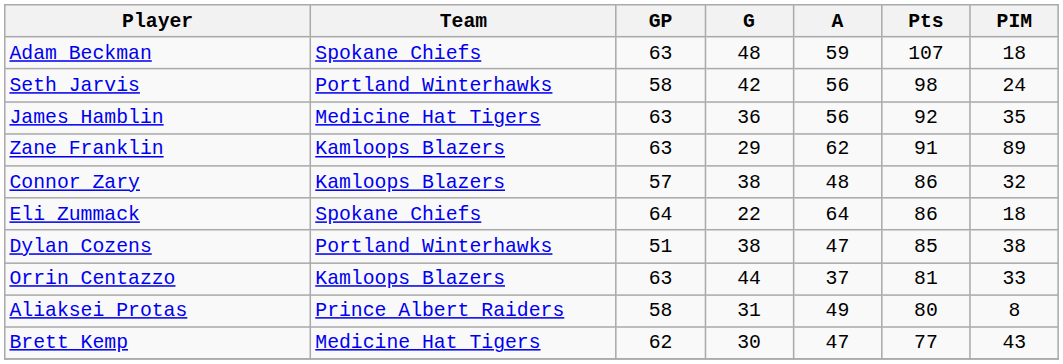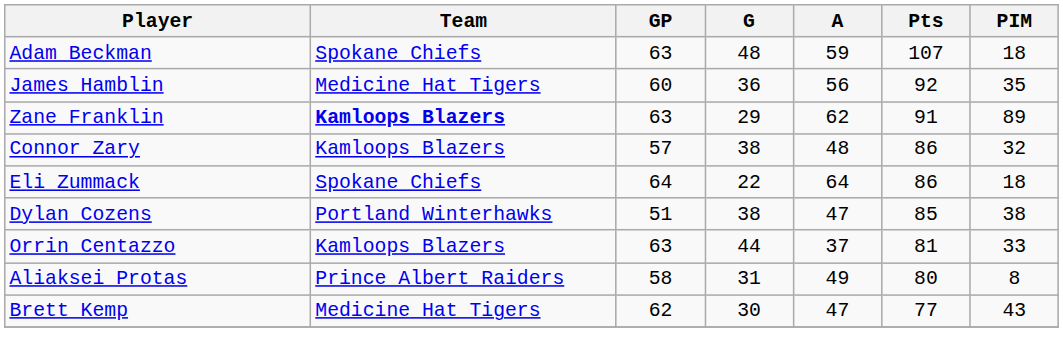- row: (75, 85)
(661, 117) 63 -> (661, 85) 60
(410, 150) normal -> (410, 117) bold
